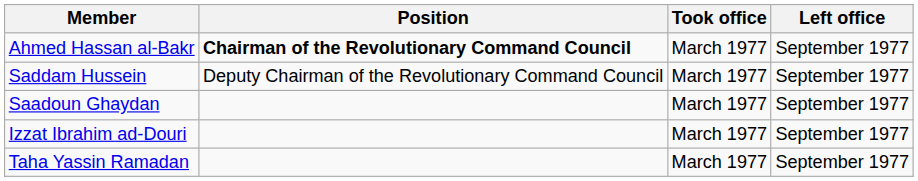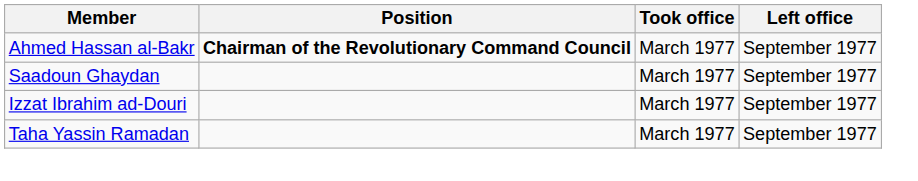- row: (78, 76)
